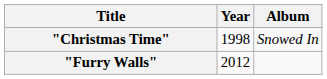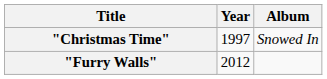(235, 39) 1998 -> (235, 39) 1997
